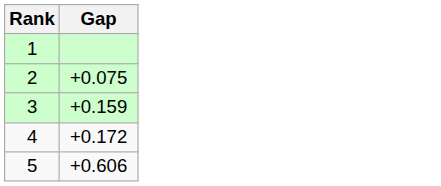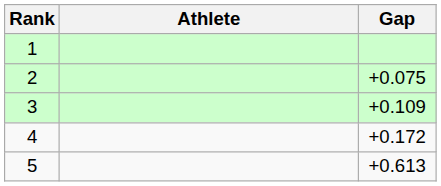+ column: (209, 19)
(99, 107) +0.159 -> (397, 107) +0.109
(99, 166) +0.606 -> (397, 166) +0.613
